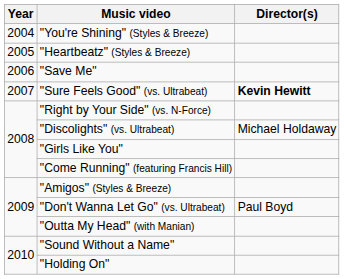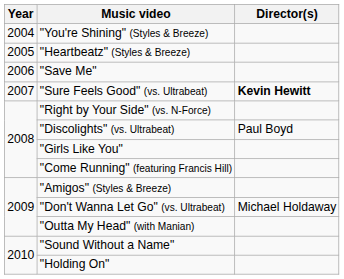(287, 129) Michael Holdaway -> (265, 129) Paul Boyd
(265, 206) Paul Boyd -> (287, 206) Michael Holdaway
